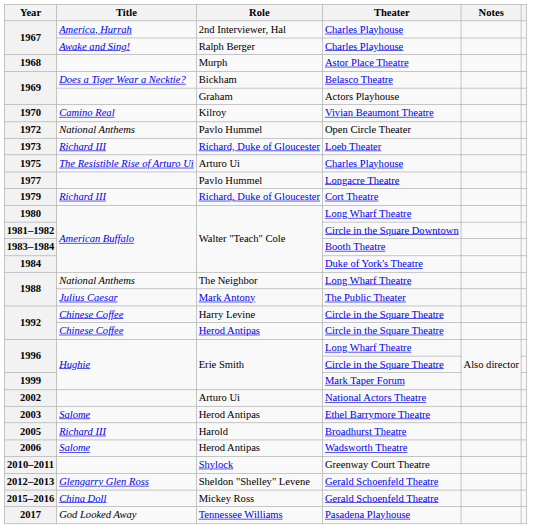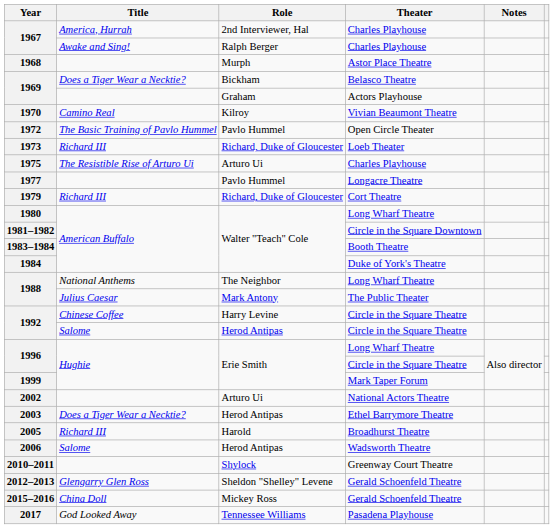(97, 130) National Anthems -> (138, 130) The Basic Training of Pavlo Hummel
(91, 331) Chinese Coffee -> (75, 331) Salome
(75, 414) Salome -> (122, 414) Does a Tiger Wear a Necktie?
